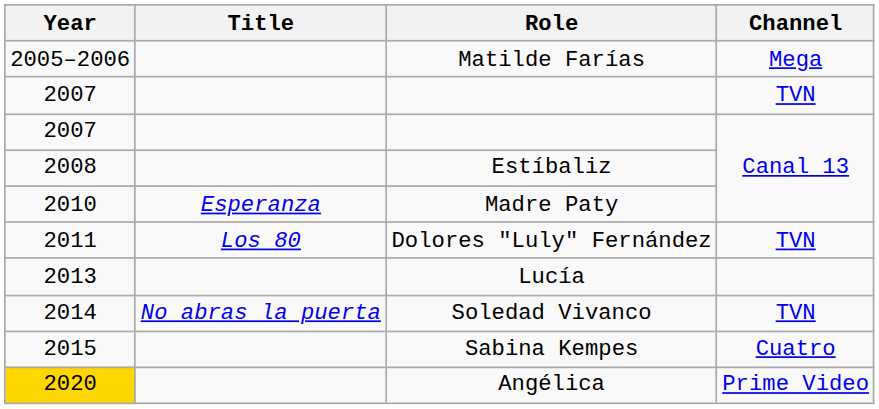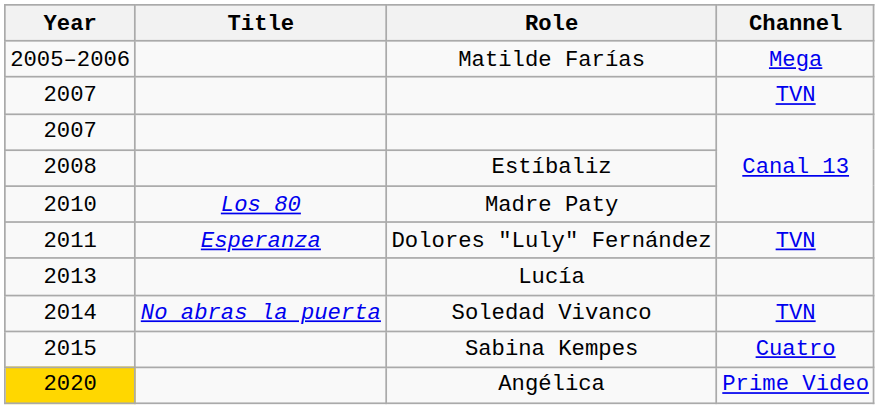(261, 204) Esperanza -> (261, 204) Los 80
(261, 240) Los 80 -> (261, 240) Esperanza
